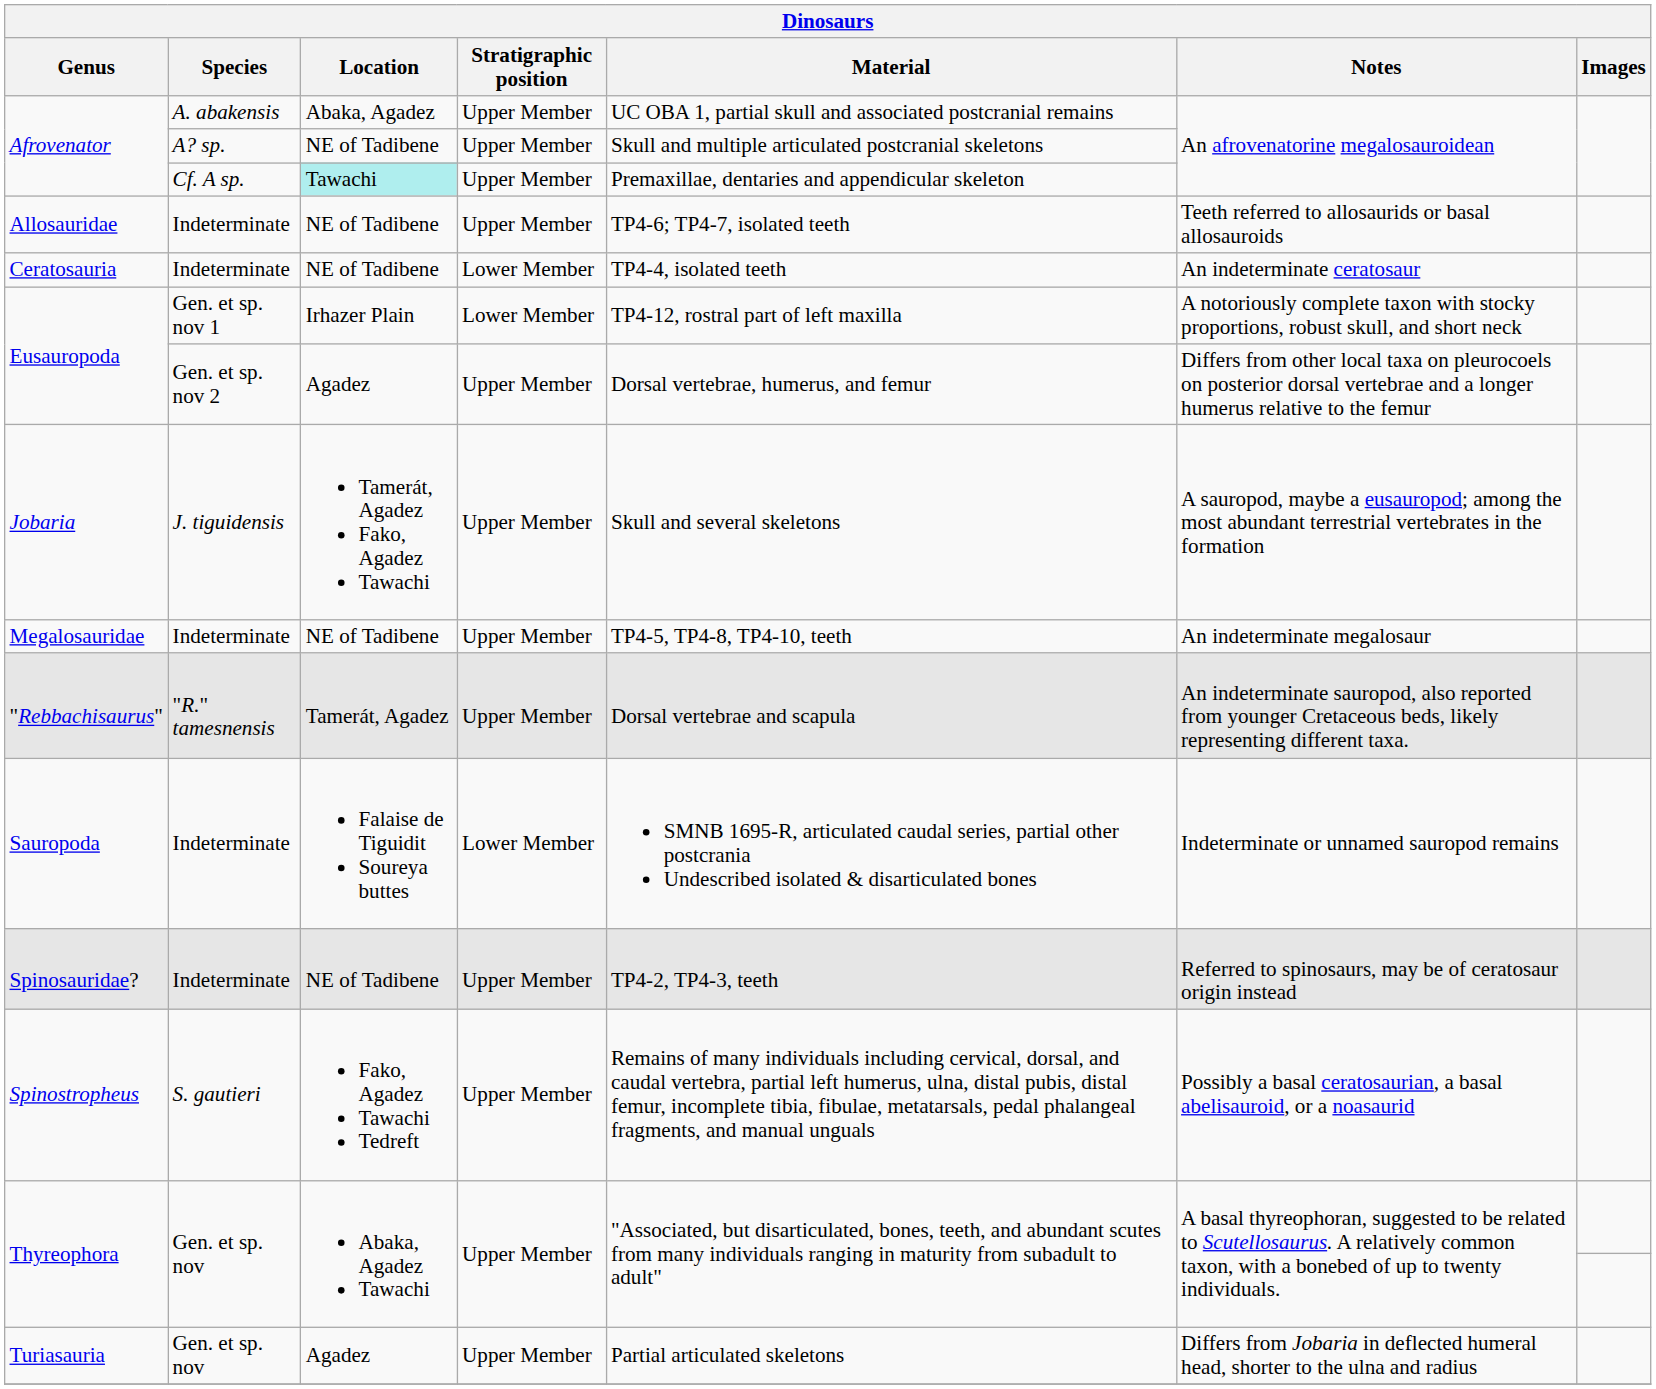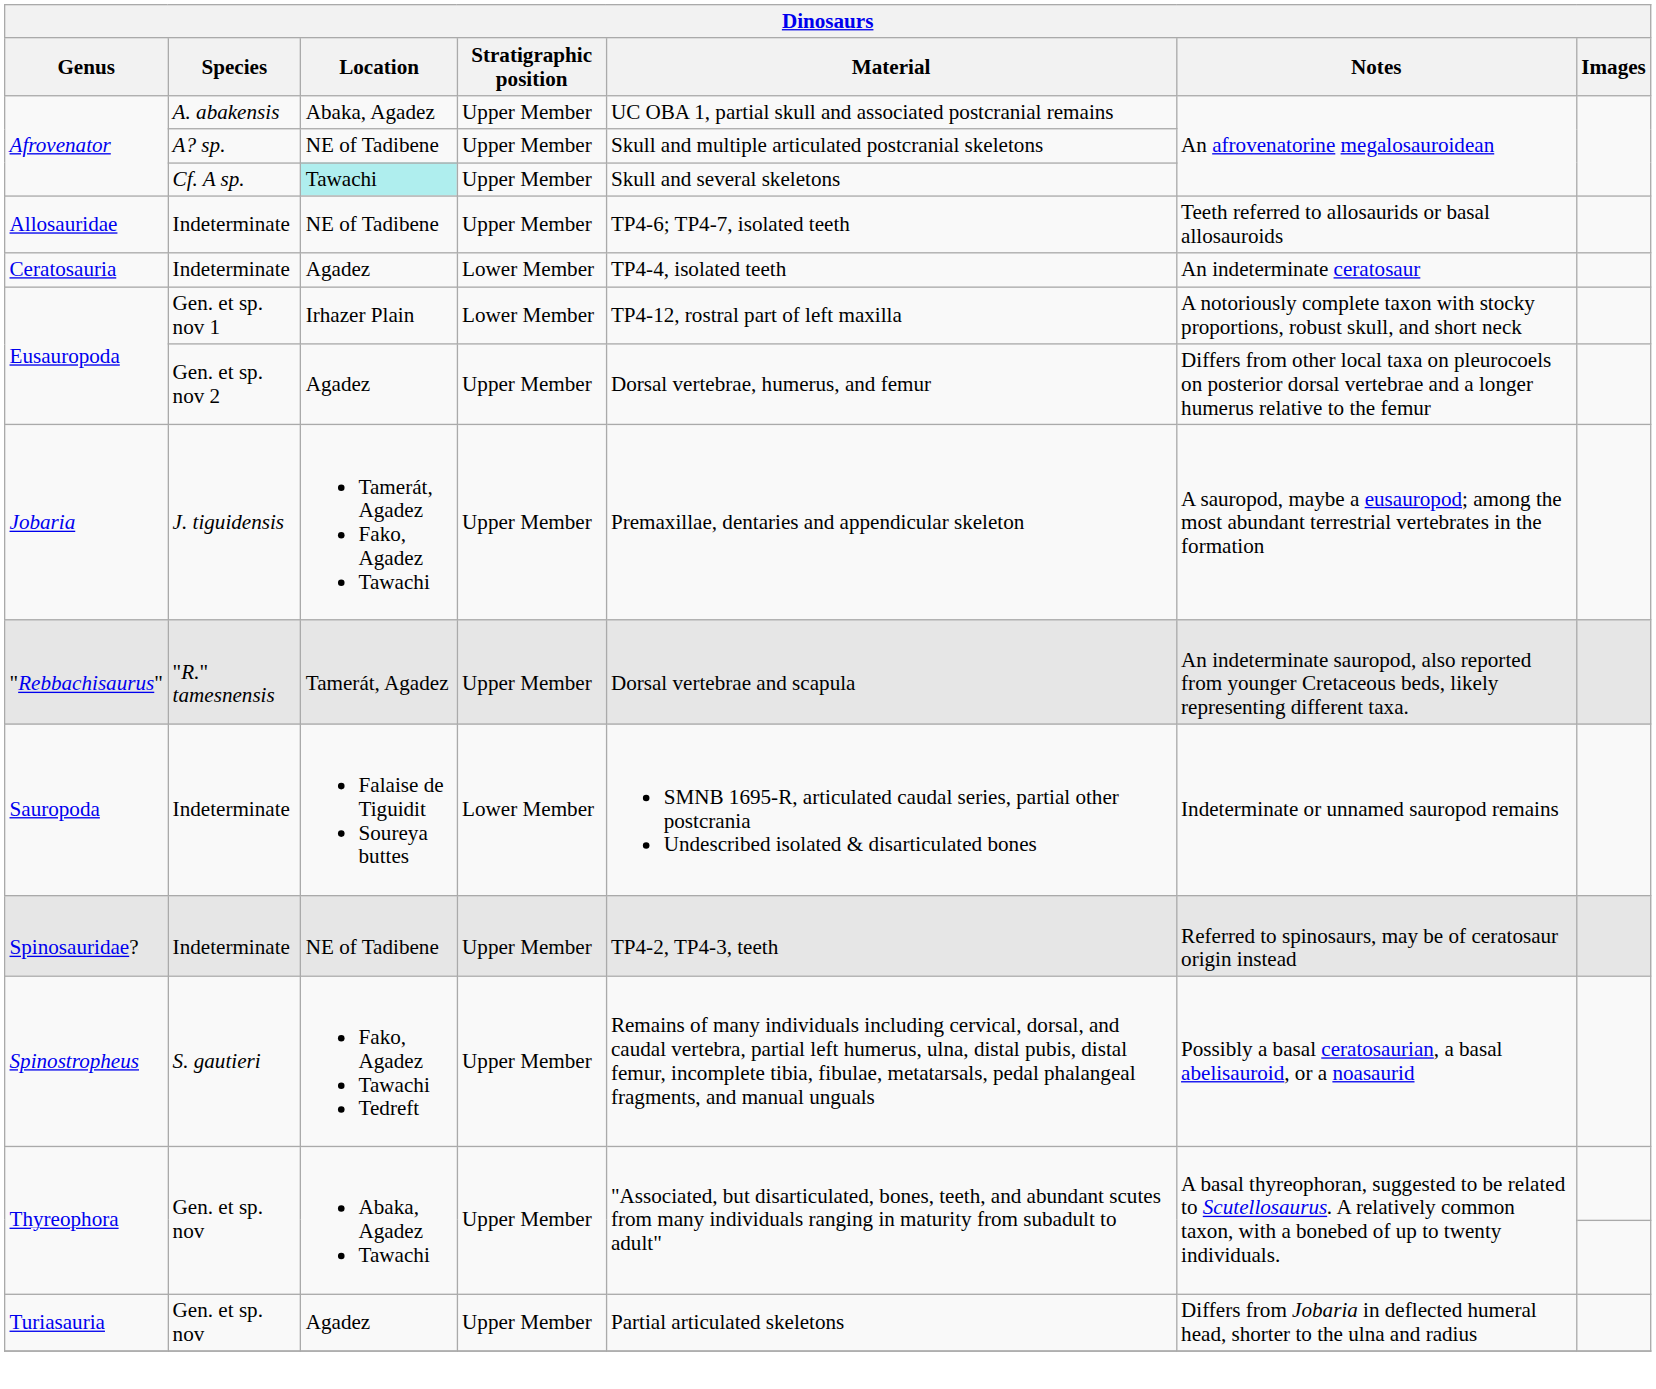(818, 178) Premaxillae, dentaries and appendicular skeleton -> (726, 178) Skull and several skeletons
(372, 269) NE of Tadibene -> (338, 269) Agadez
(726, 522) Skull and several skeletons -> (818, 522) Premaxillae, dentaries and appendicular skeleton
- row: (77, 636)
